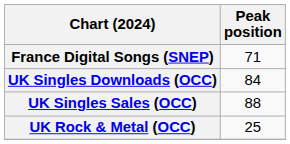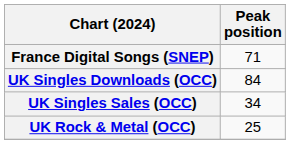(253, 103) 88 -> (253, 103) 34
